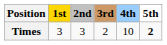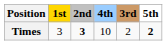columns swapped: (105, 13) <-> (128, 13)
(82, 31) normal -> (82, 31) bold
